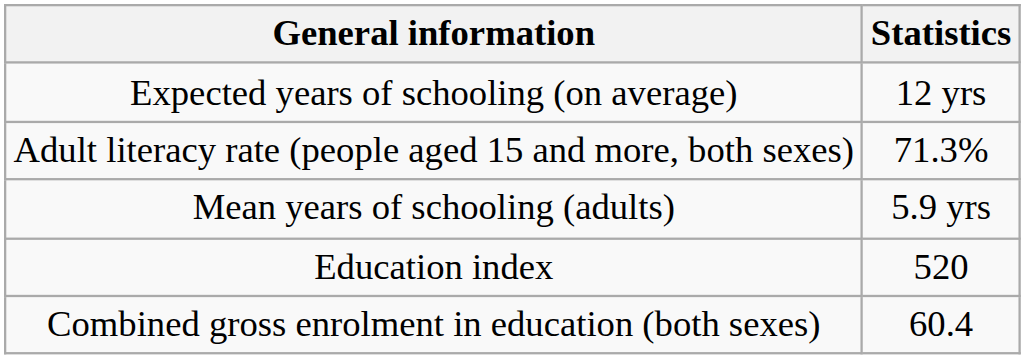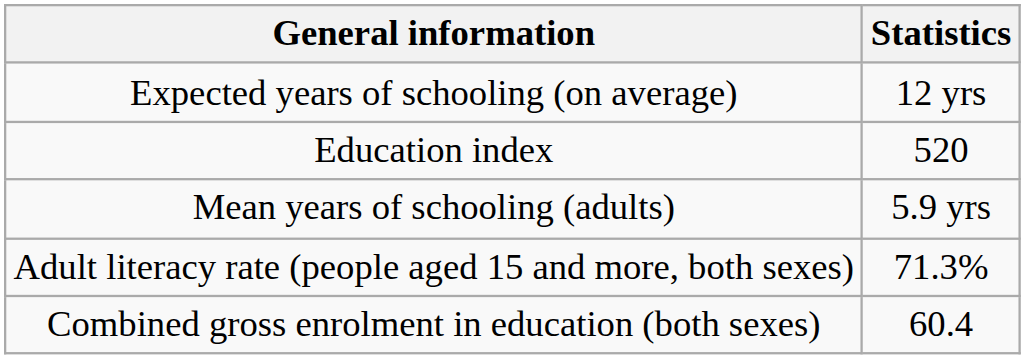rows swapped: (434, 149) <-> (434, 265)
